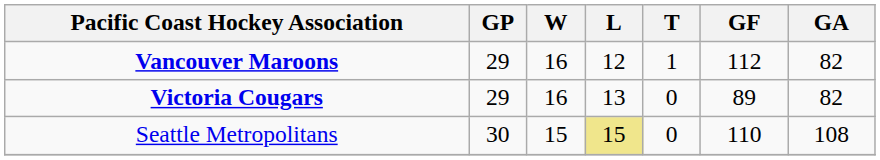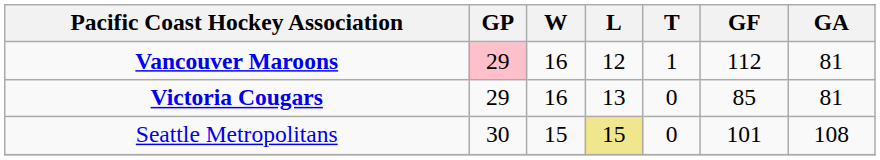(498, 60) no background -> (498, 60) pink background
(831, 60) 82 -> (831, 60) 81
(744, 97) 89 -> (744, 97) 85
(831, 97) 82 -> (831, 97) 81
(744, 135) 110 -> (744, 135) 101
